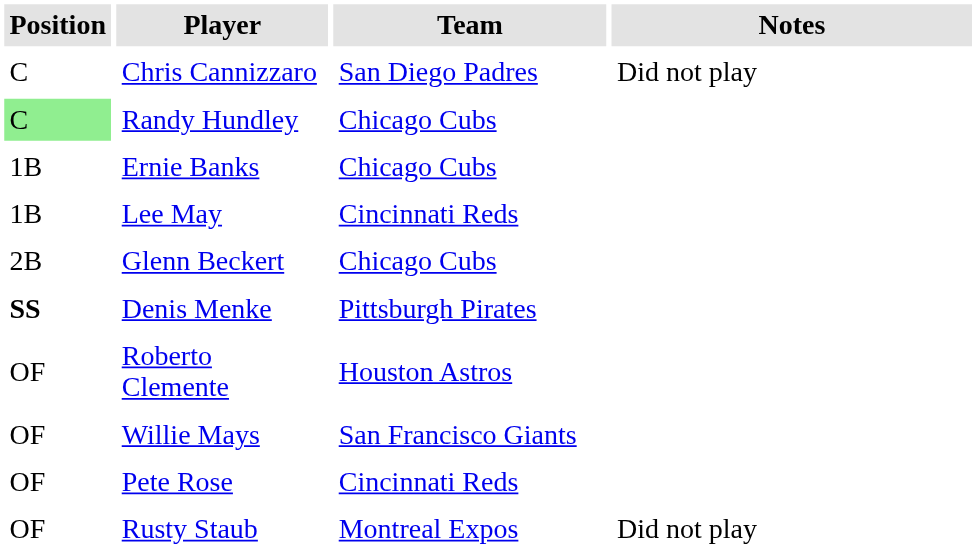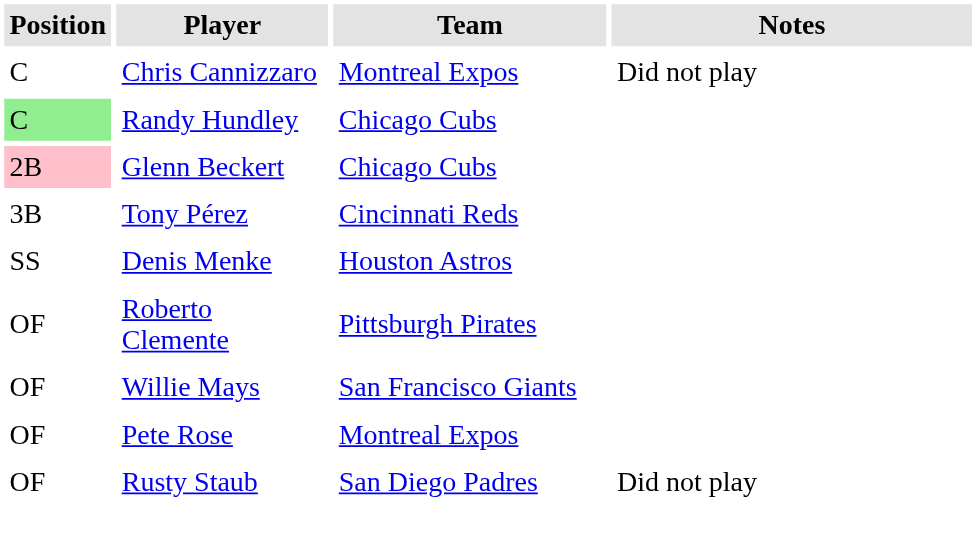(438, 72) San Diego Padres -> (429, 72) Montreal Expos
- row: (191, 166)
- row: (172, 213)
(26, 261) no background -> (26, 166) pink background
+ row: (185, 213)
(25, 308) bold -> (25, 261) normal
(438, 308) Pittsburgh Pirates -> (425, 261) Houston Astros
(425, 371) Houston Astros -> (438, 324) Pittsburgh Pirates
(429, 481) Cincinnati Reds -> (429, 434) Montreal Expos
(429, 528) Montreal Expos -> (438, 481) San Diego Padres
